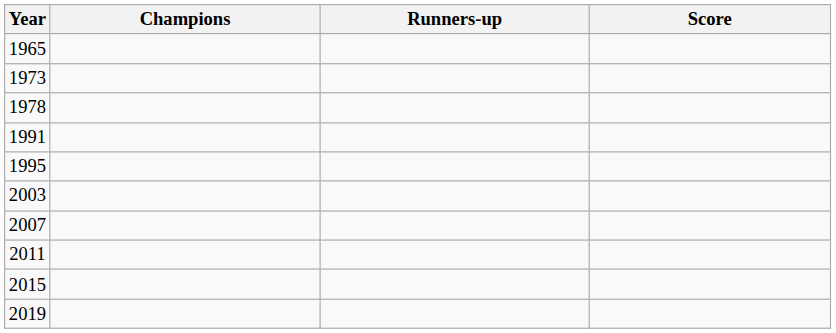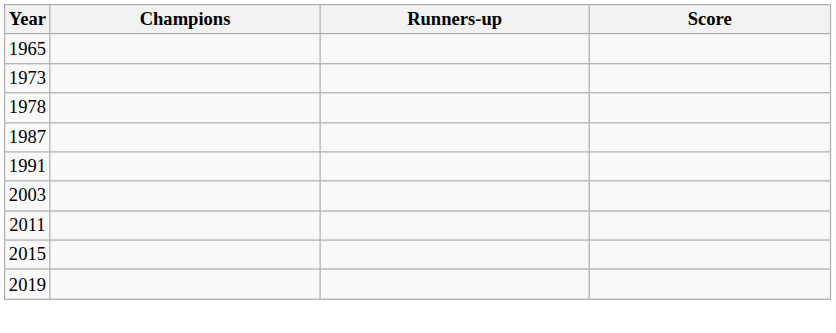+ row: (27, 136)
- row: (27, 166)
- row: (27, 225)
